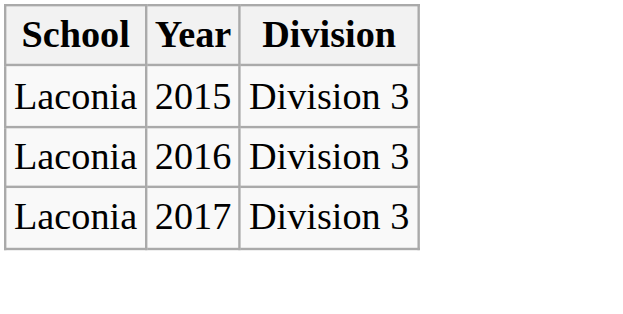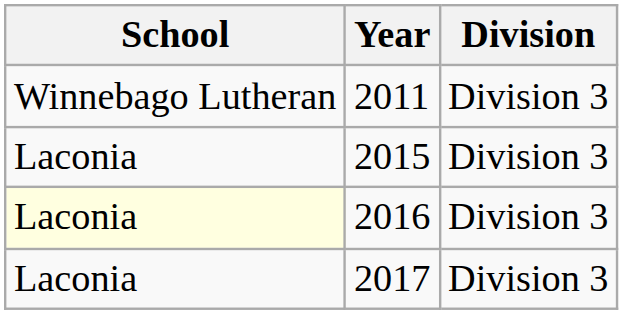+ row: (391, 95)
(76, 156) no background -> (76, 216) lightyellow background
